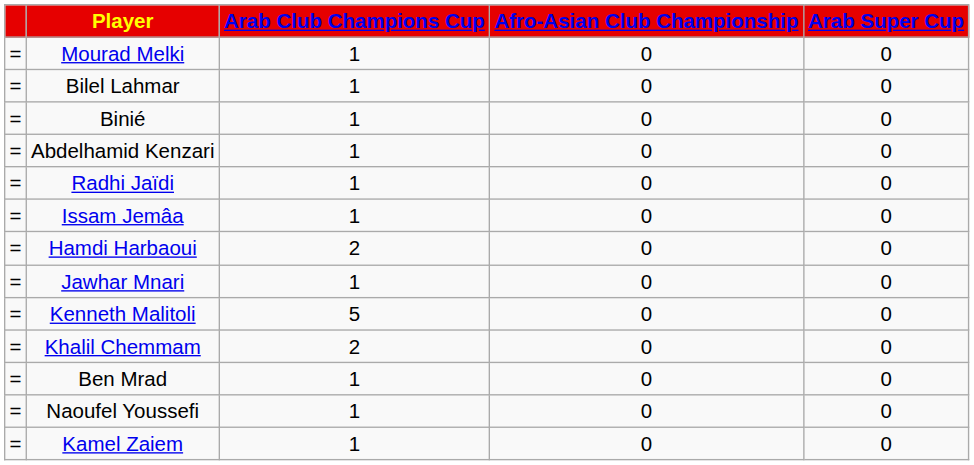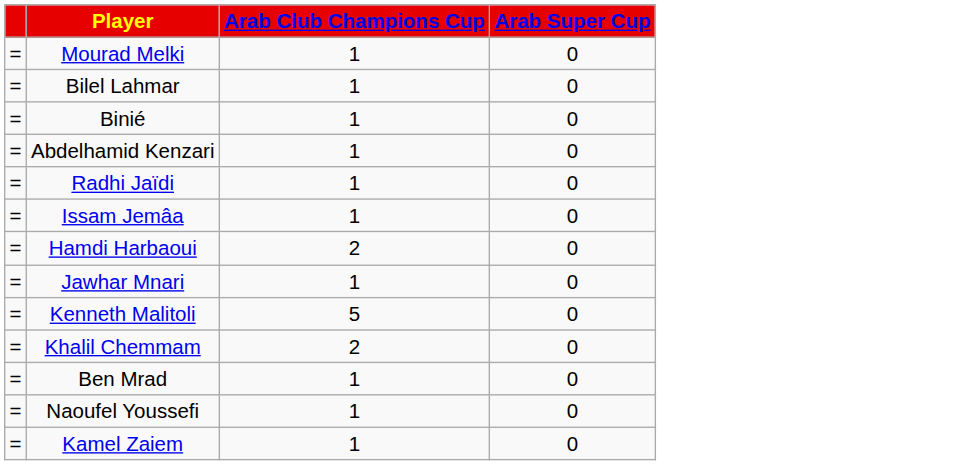- column: (646, 21)
